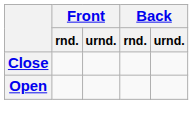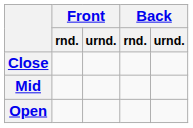+ row: (28, 87)
